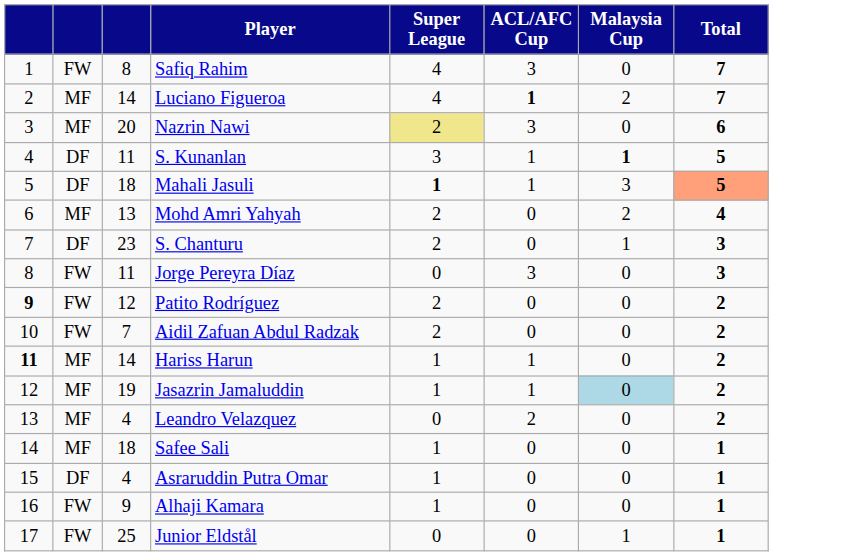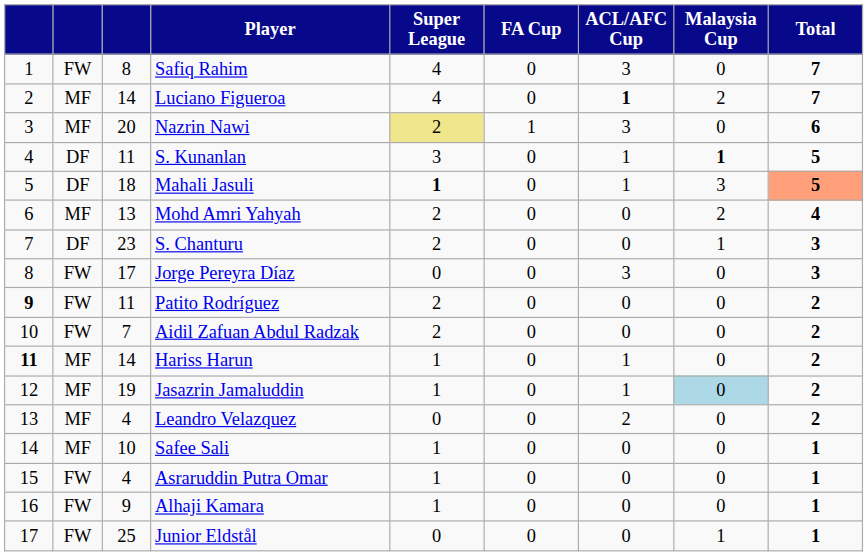+ column: (531, 29)
(126, 273) 11 -> (126, 273) 17
(126, 302) 12 -> (126, 302) 11
(126, 448) 18 -> (126, 448) 10
(78, 477) DF -> (78, 477) FW
